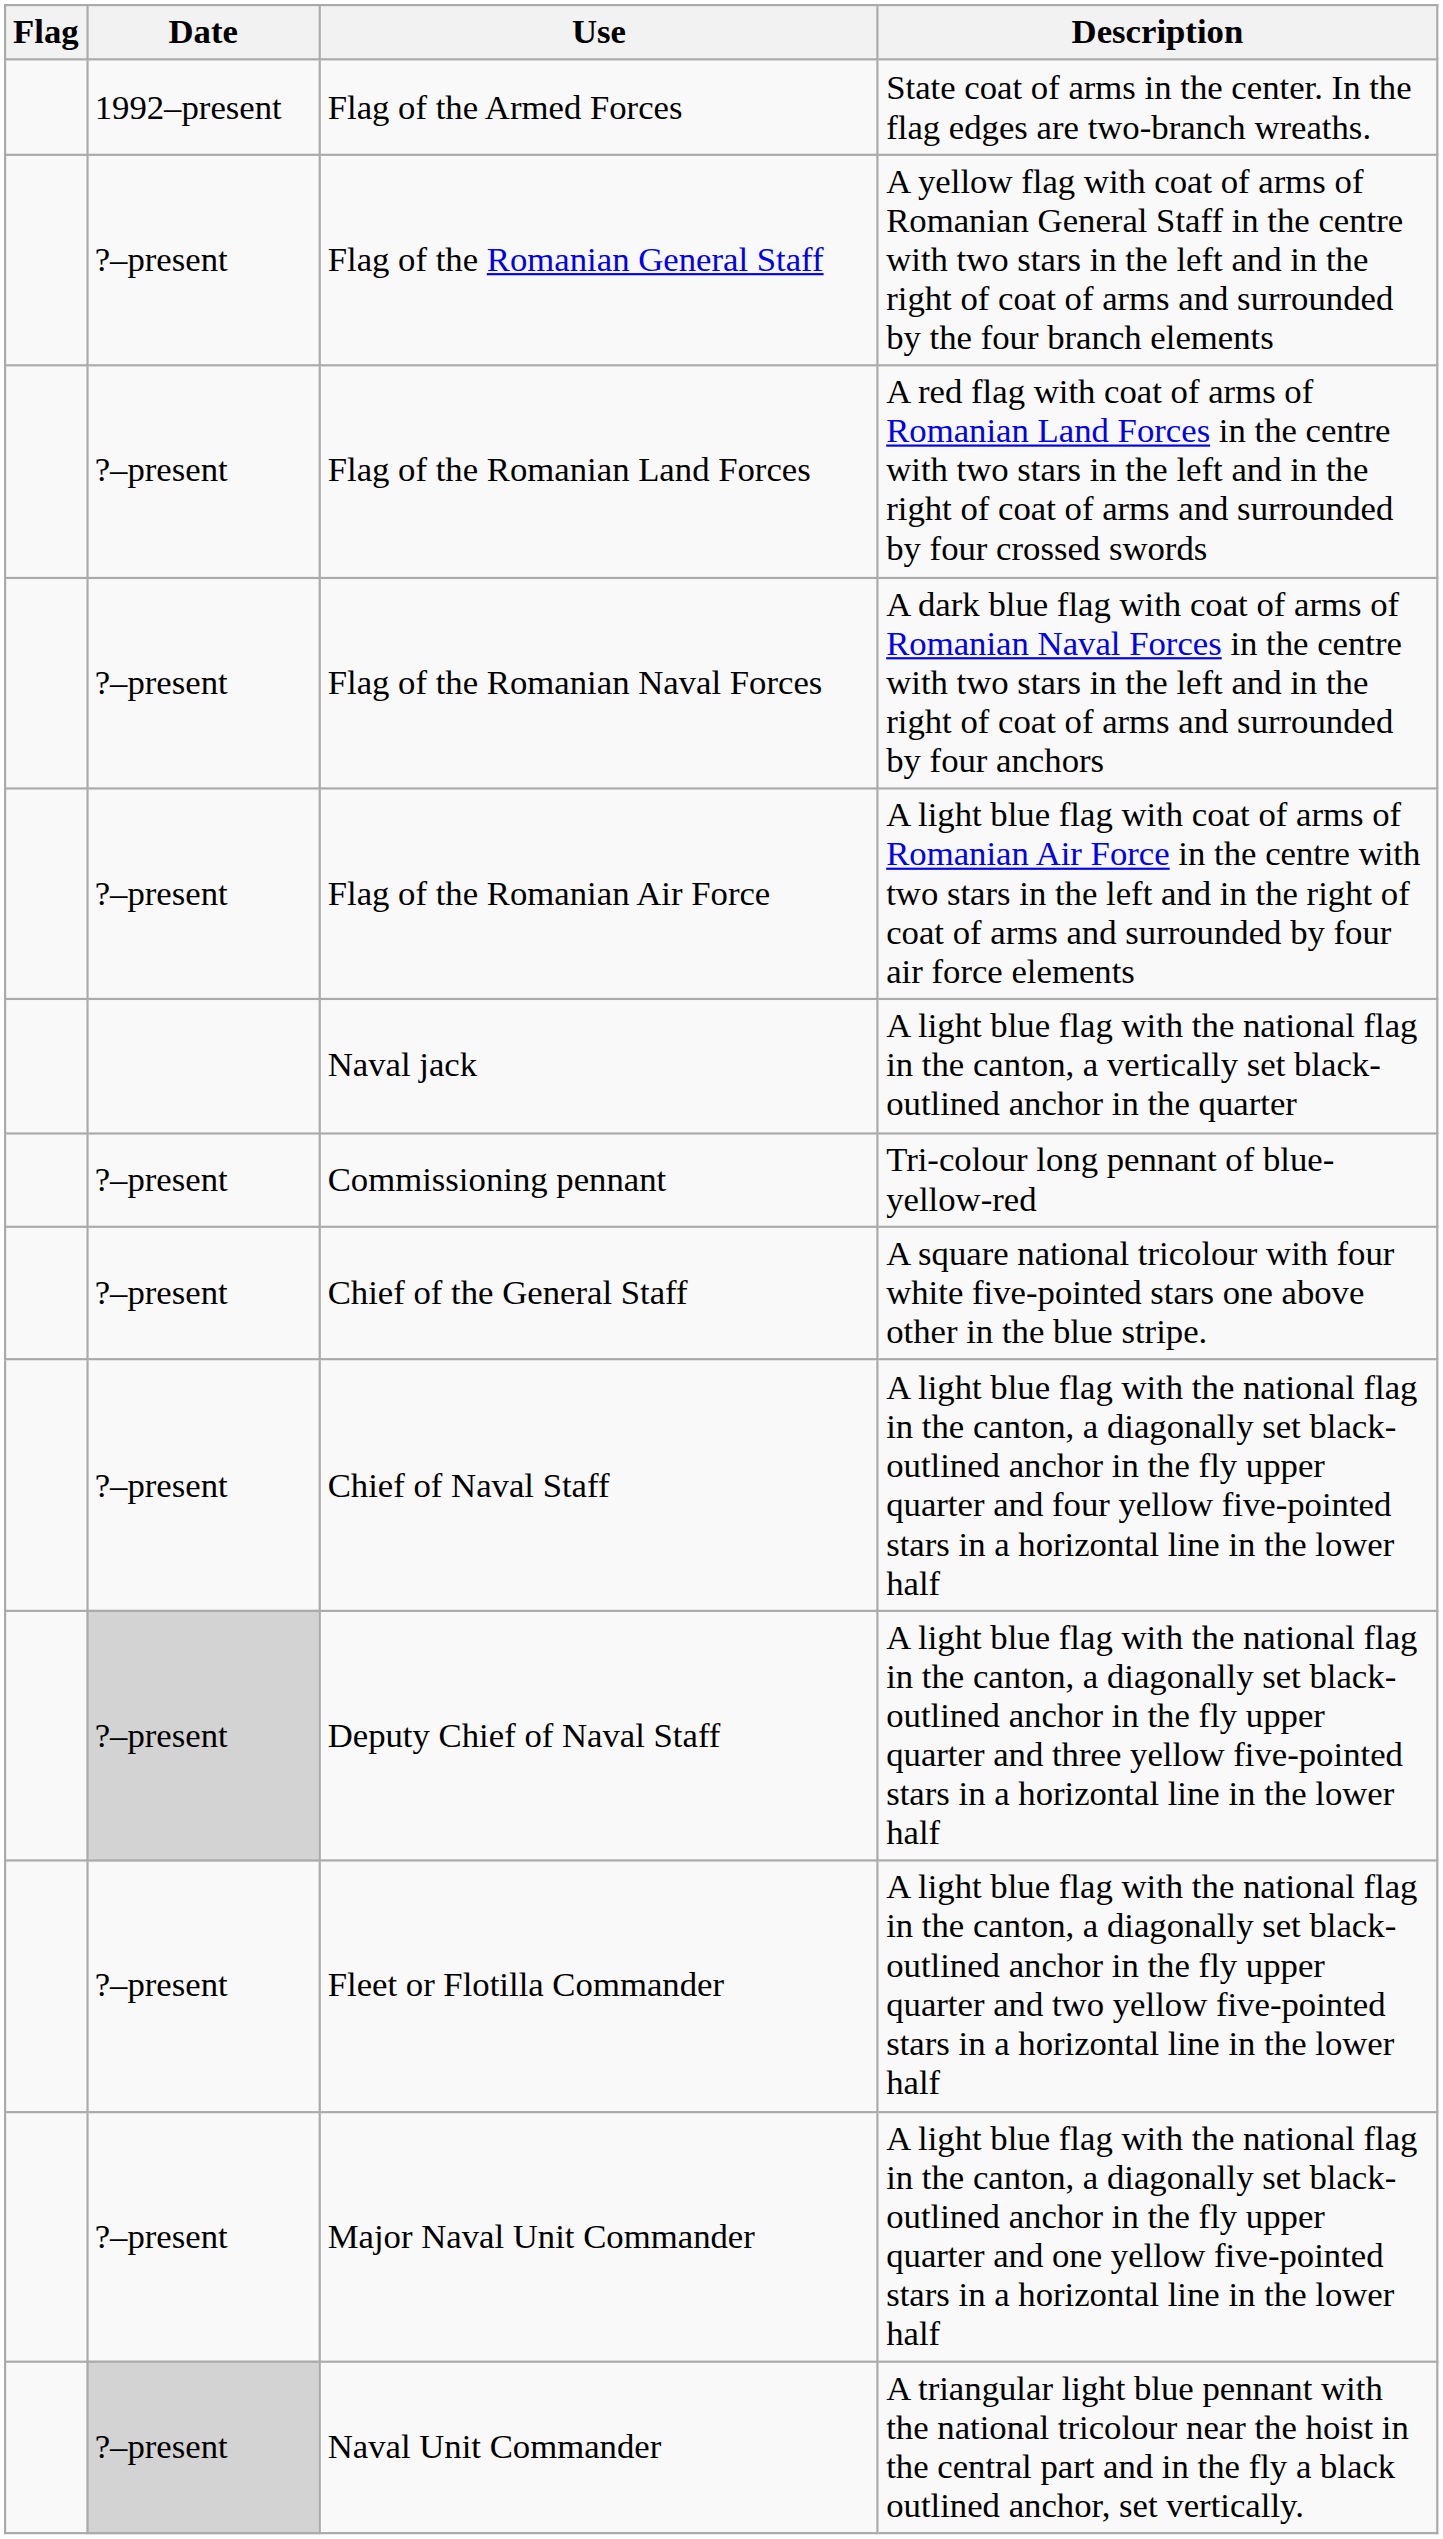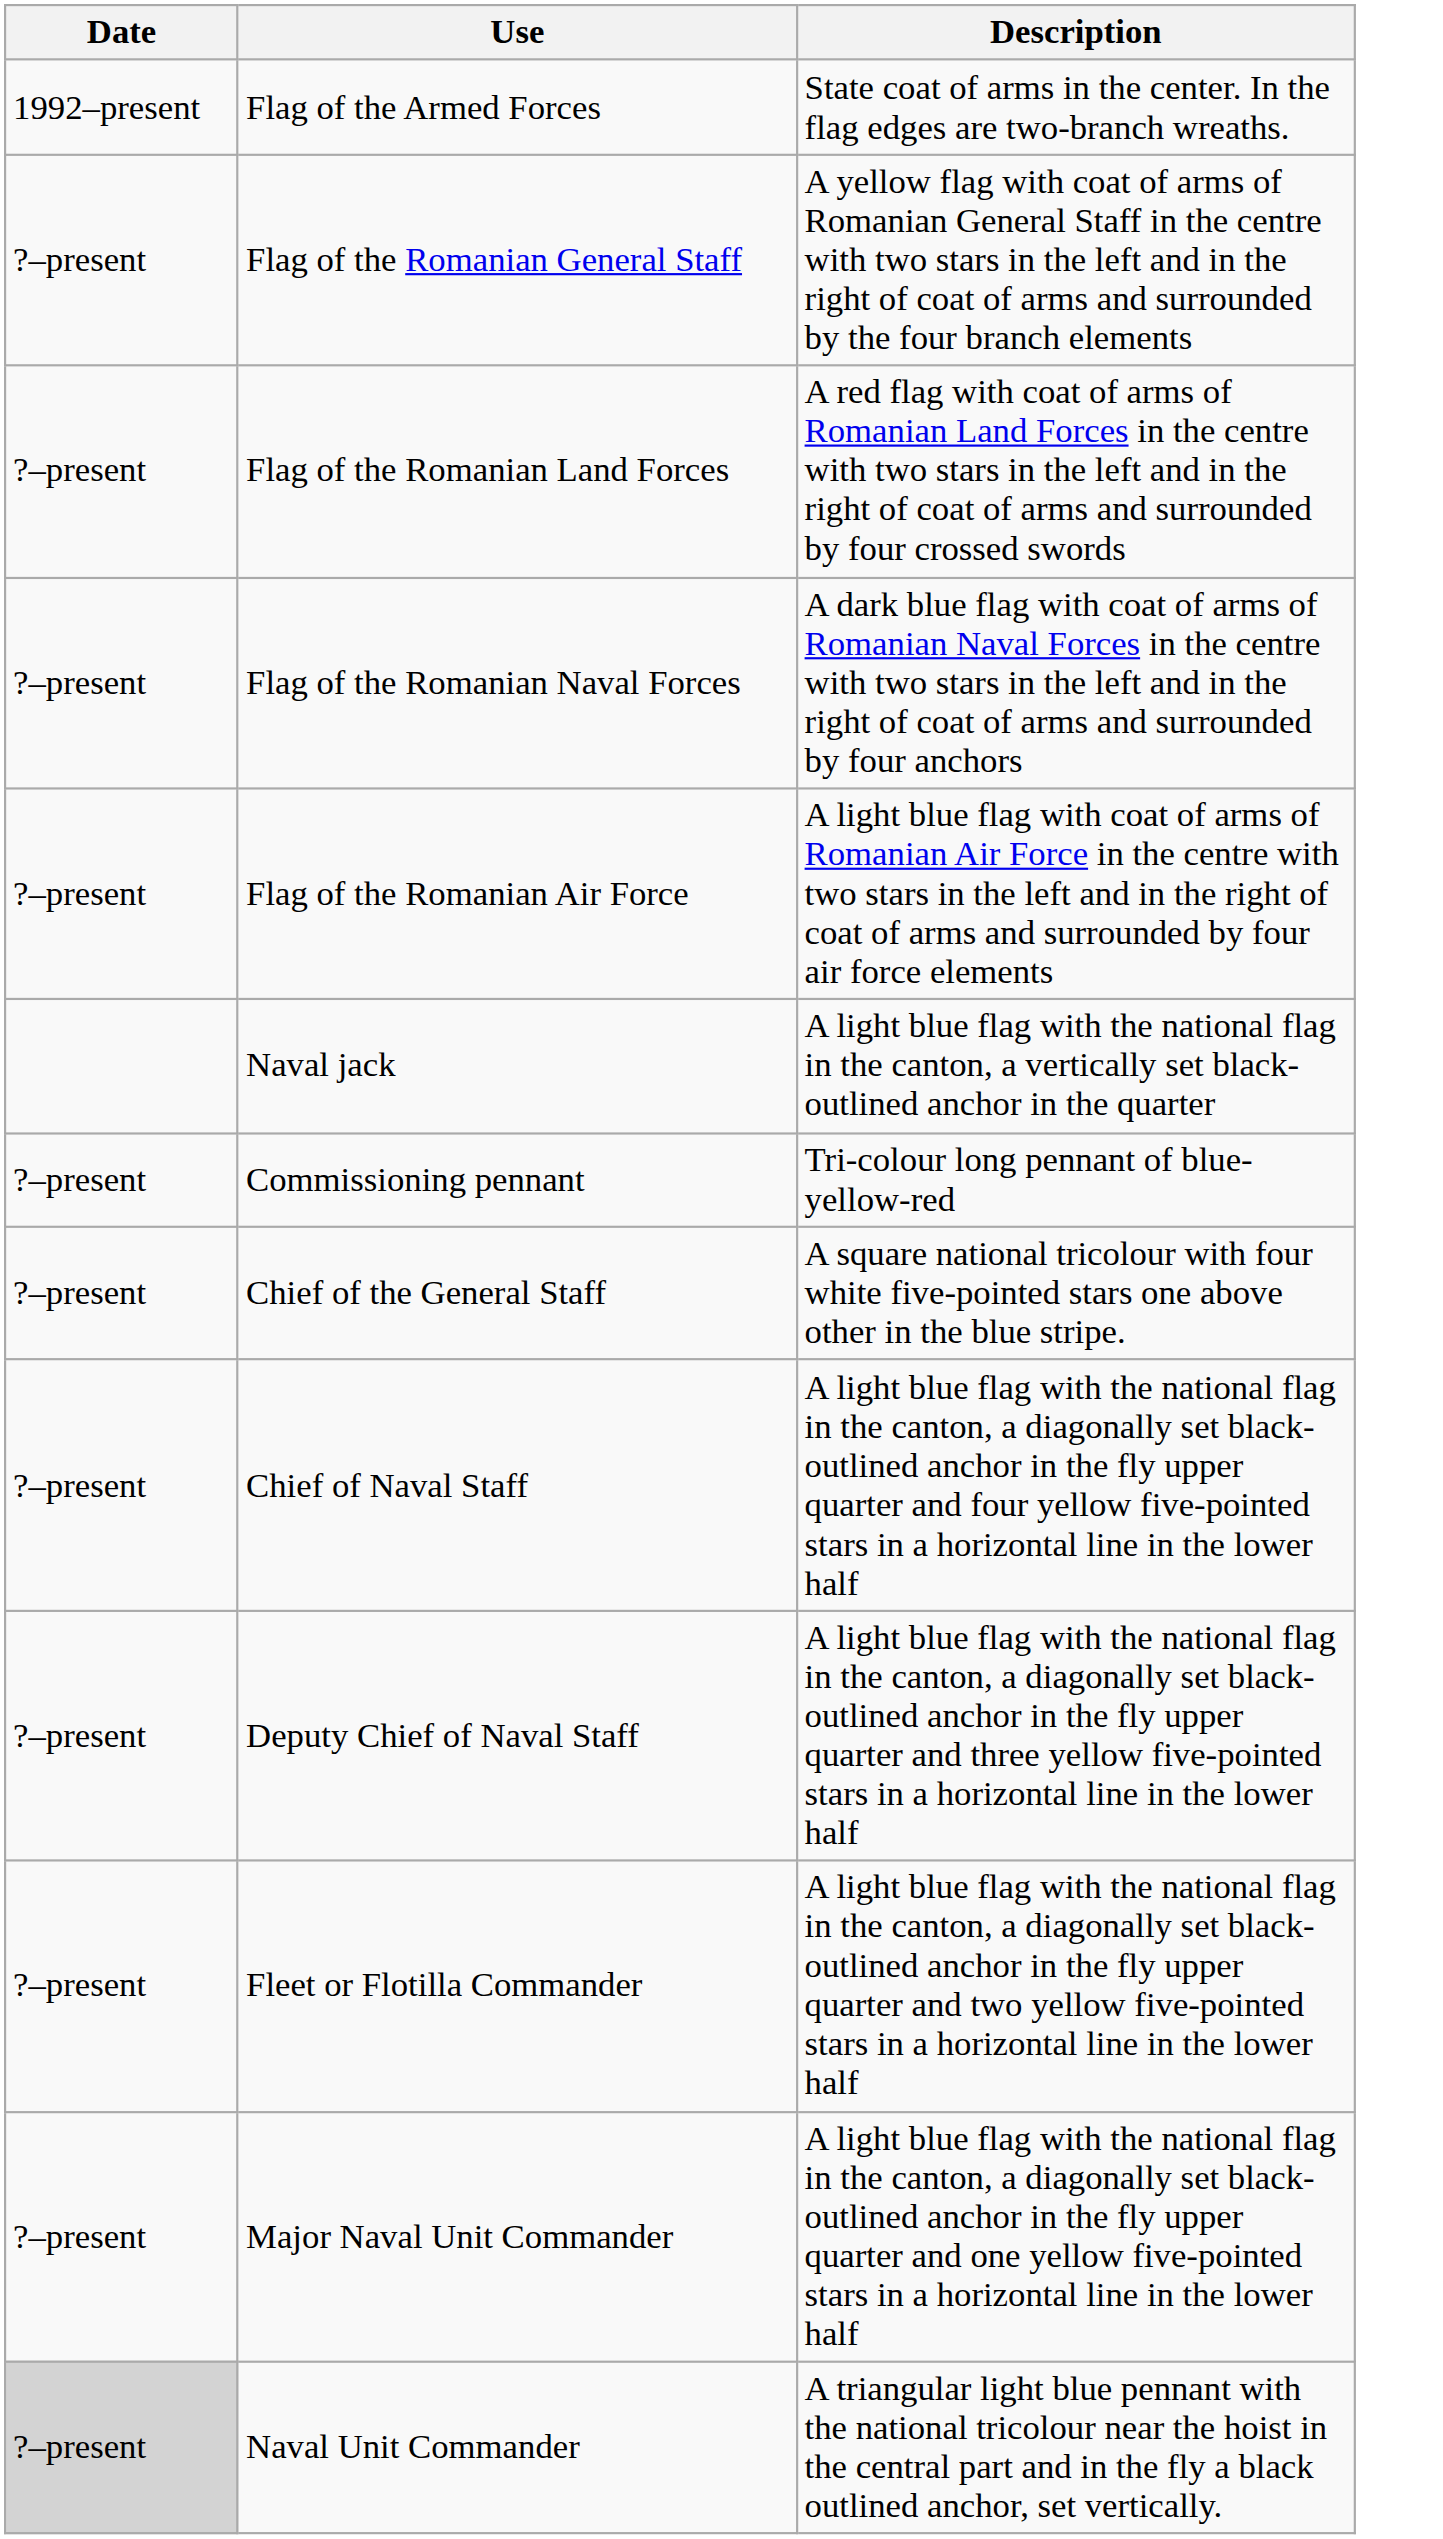- column: (46, 32)
(161, 1734) lightgrey background -> (80, 1734) no background
